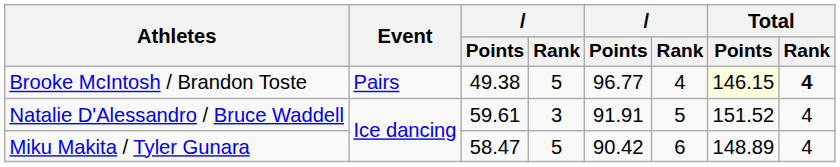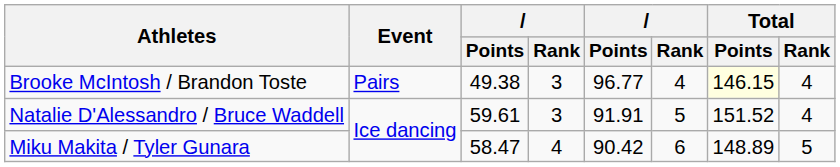(557, 83) 5 -> (557, 83) 3
(807, 83) bold -> (807, 83) normal
(557, 147) 5 -> (557, 147) 4
(807, 147) 4 -> (807, 147) 5
